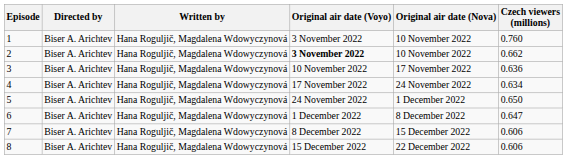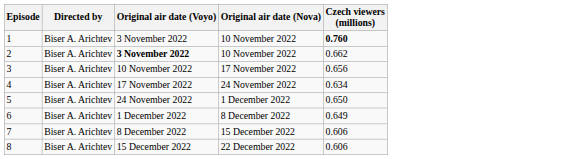- column: (202, 17)
(512, 38) normal -> (337, 38) bold
(512, 69) 0.636 -> (337, 69) 0.656
(512, 116) 0.647 -> (337, 116) 0.649
